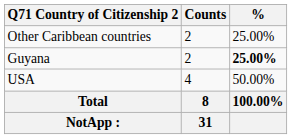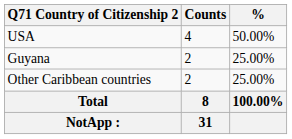rows swapped: (79, 36) <-> (21, 79)
(255, 58) bold -> (253, 58) normal
